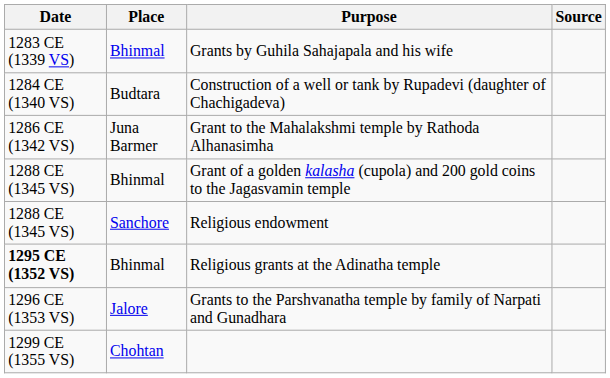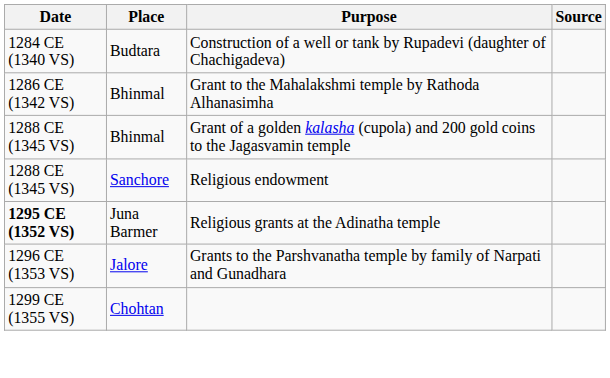- row: (321, 51)
(134, 136) Juna Barmer -> (137, 94) Bhinmal
(137, 265) Bhinmal -> (134, 222) Juna Barmer
